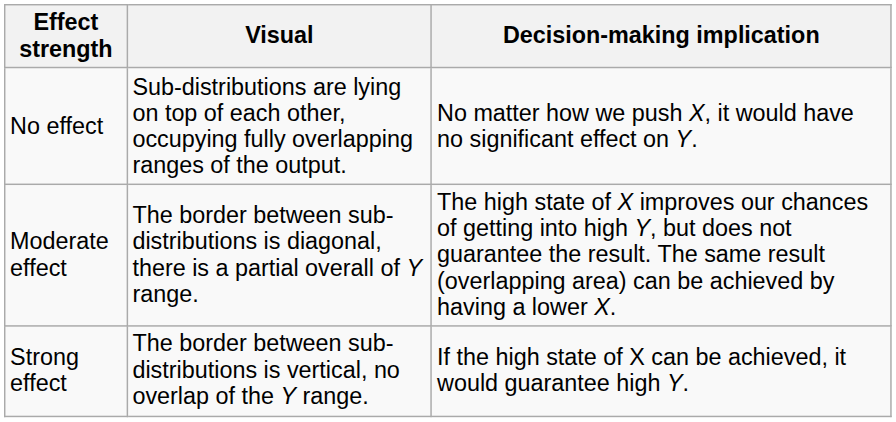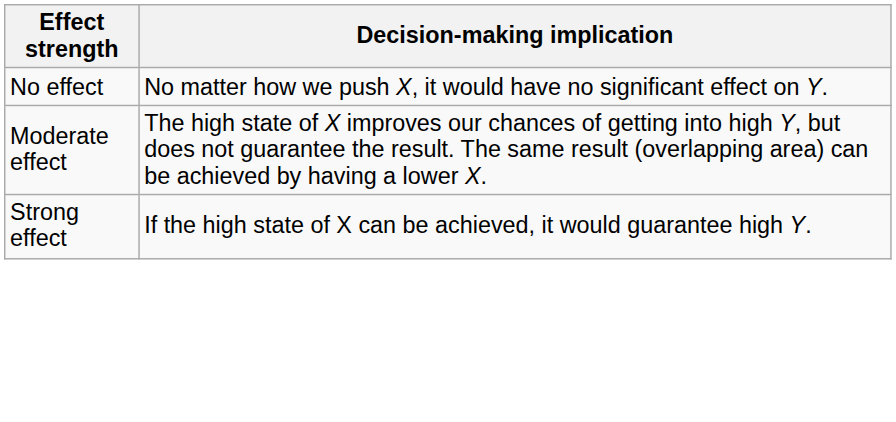- column: (279, 36)
